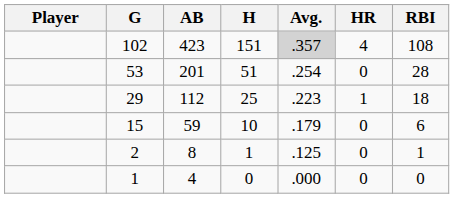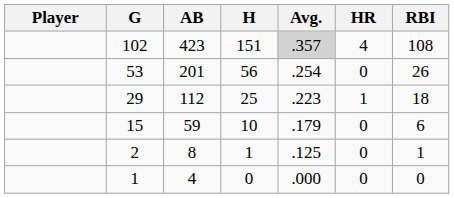(249, 71) 51 -> (249, 71) 56
(421, 71) 28 -> (421, 71) 26
